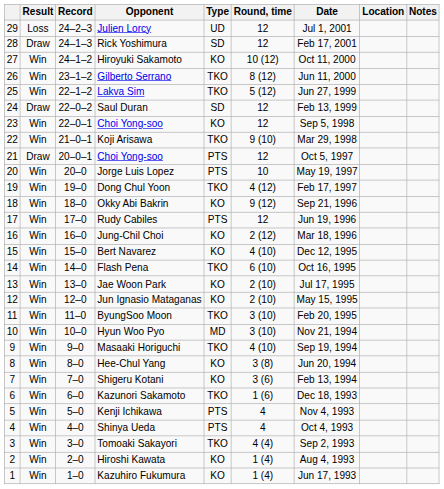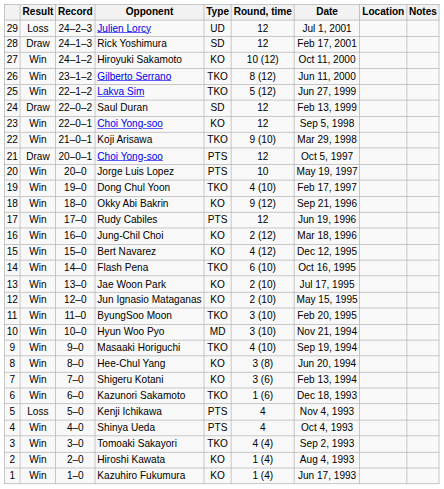(263, 188) 4 (12) -> (263, 188) 4 (10)
(263, 252) 4 (10) -> (263, 252) 4 (12)
(38, 412) Win -> (38, 412) Loss
